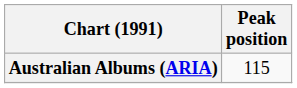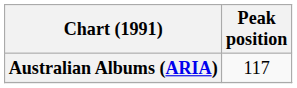(257, 67) 115 -> (257, 67) 117
